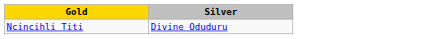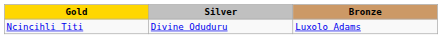+ column: (365, 12)
